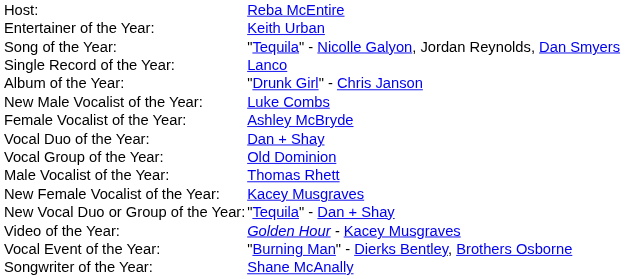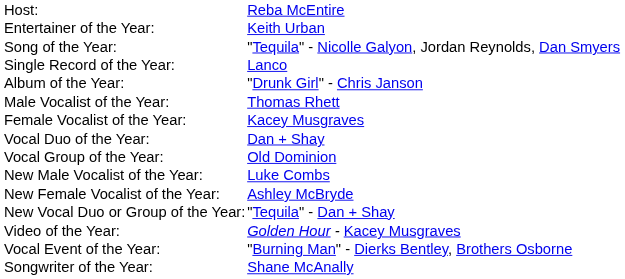rows swapped: (87, 175) <-> (103, 102)
(300, 120) Ashley McBryde -> (306, 120) Kacey Musgraves
(306, 194) Kacey Musgraves -> (300, 194) Ashley McBryde
